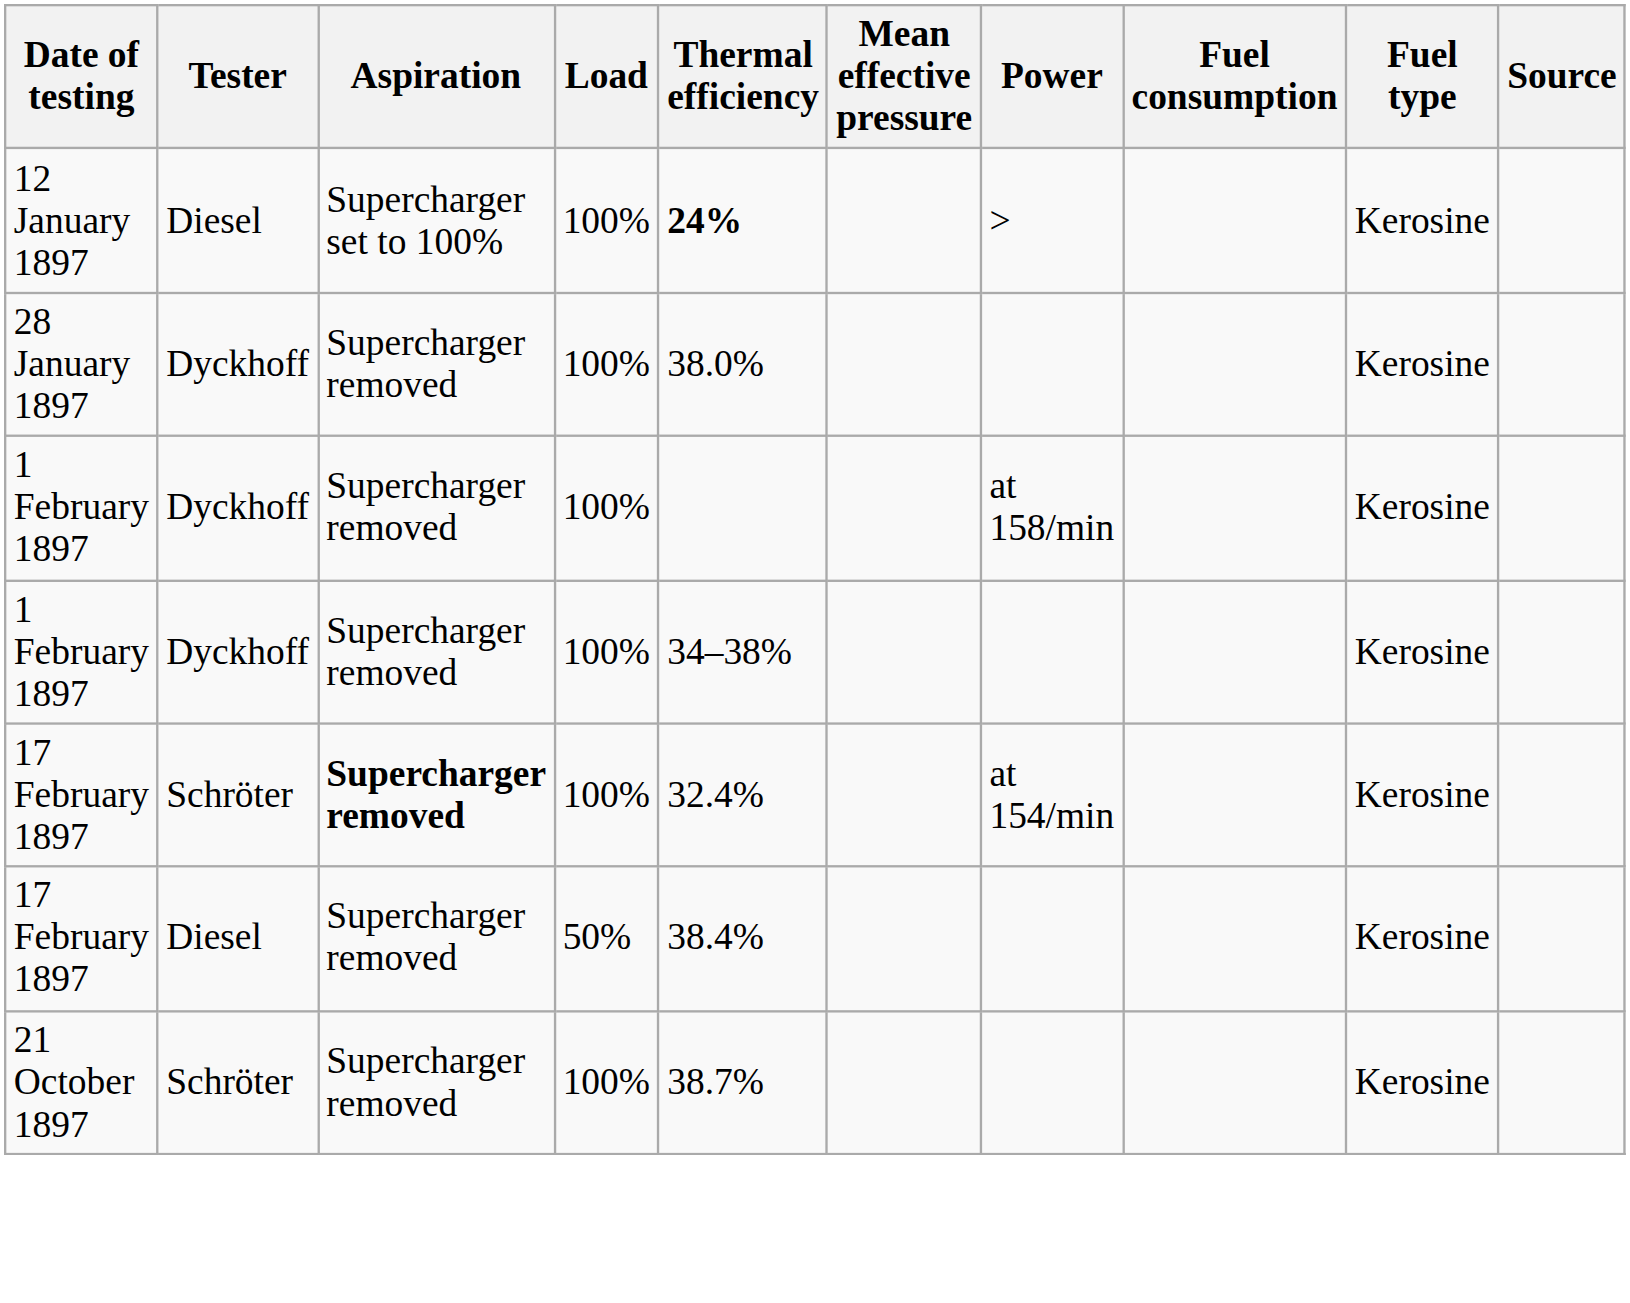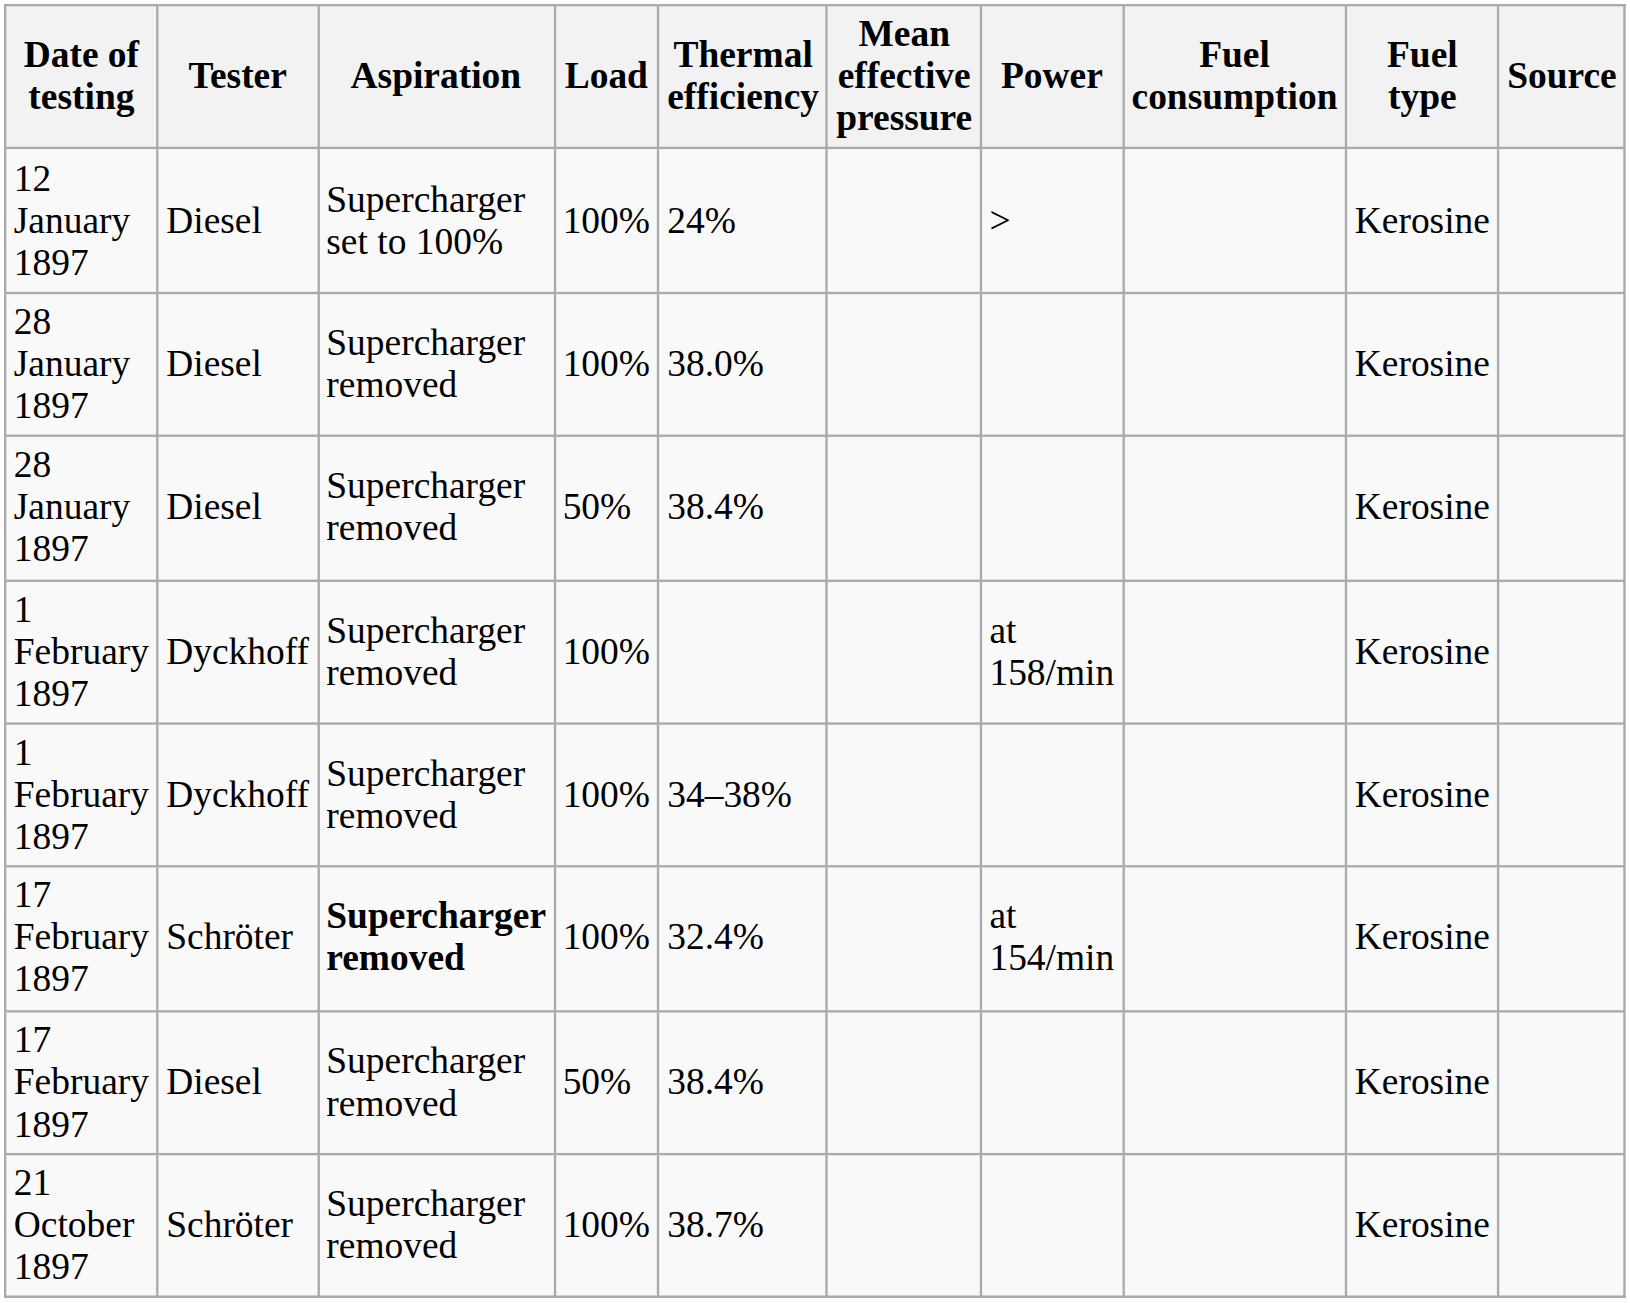(705, 219) bold -> (702, 219) normal
(238, 363) Dyckhoff -> (214, 363) Diesel
+ row: (72, 507)
